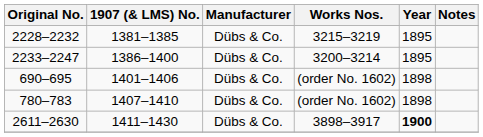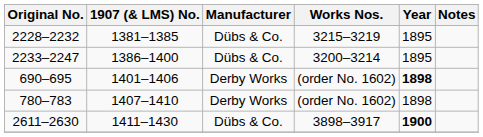(248, 79) Dübs & Co. -> (248, 79) Derby Works
(417, 79) normal -> (417, 79) bold
(248, 100) Dübs & Co. -> (248, 100) Derby Works
